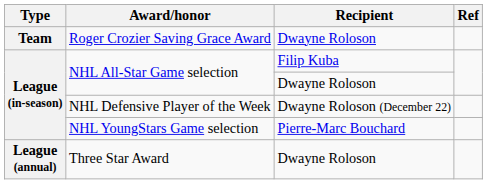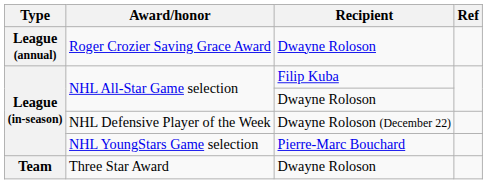(35, 38) Team -> (35, 46) League (annual)
(35, 159) League (annual) -> (35, 167) Team
